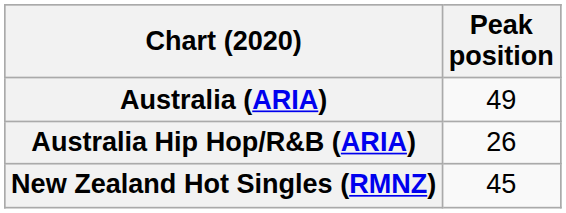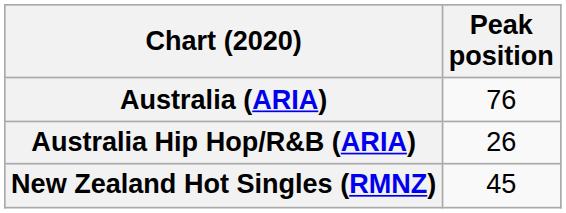(501, 99) 49 -> (501, 99) 76
